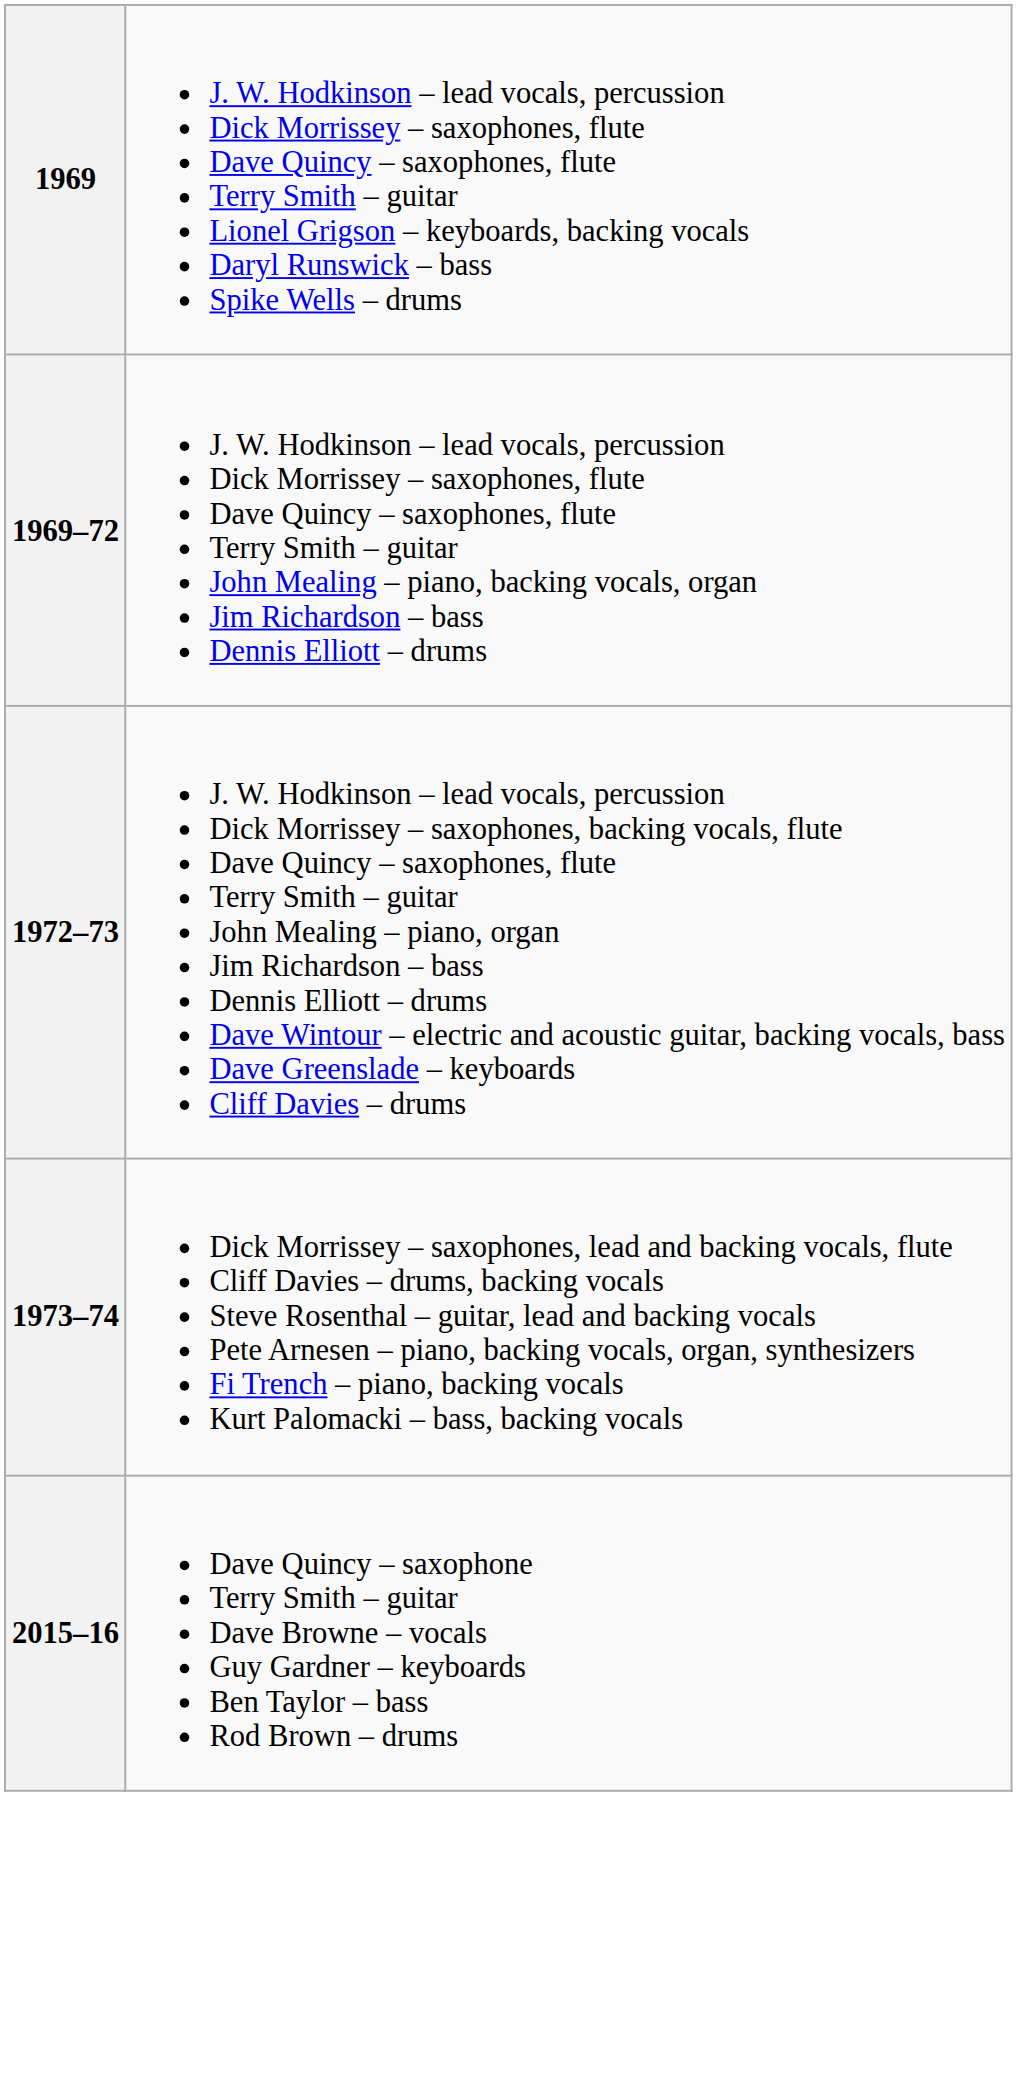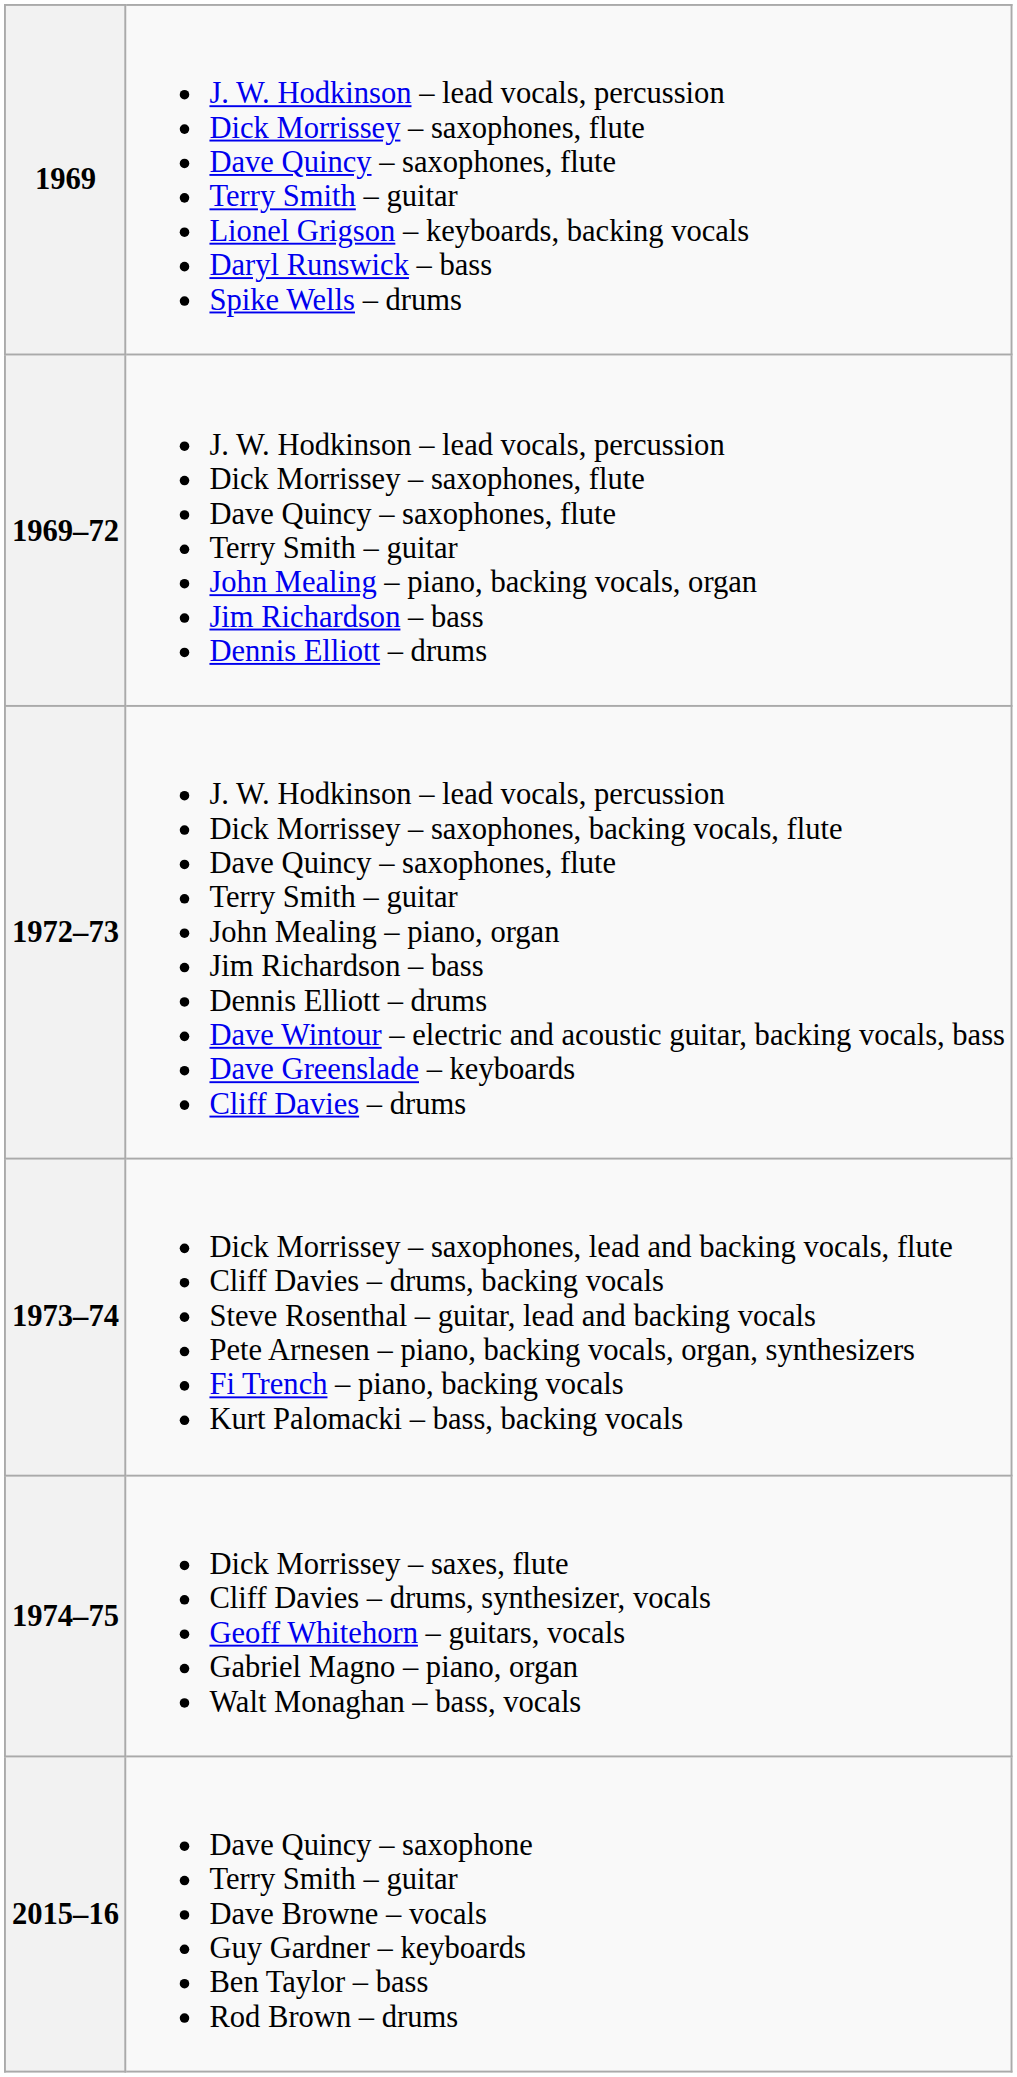+ row: (65, 1614)
